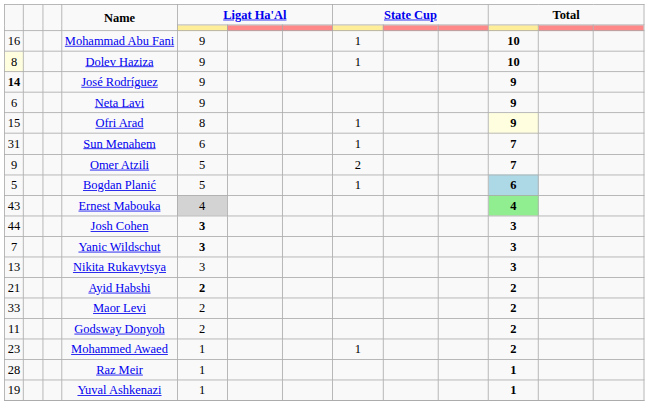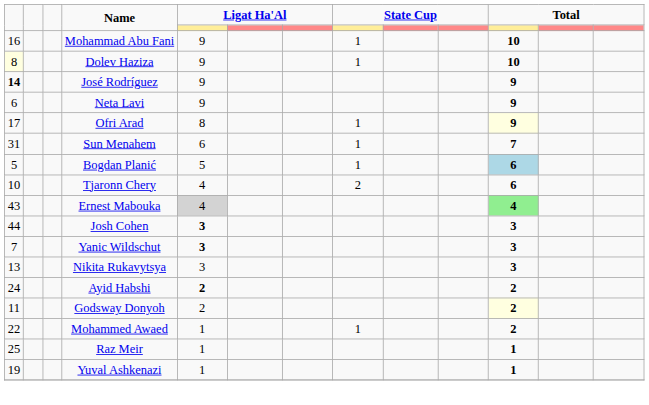(14, 123) 15 -> (14, 123) 17
- row: (119, 164)
+ row: (119, 185)
(14, 287) 21 -> (14, 287) 24
- row: (119, 308)
(513, 329) no background -> (513, 308) lightyellow background
(14, 349) 23 -> (14, 329) 22
(14, 370) 28 -> (14, 349) 25
